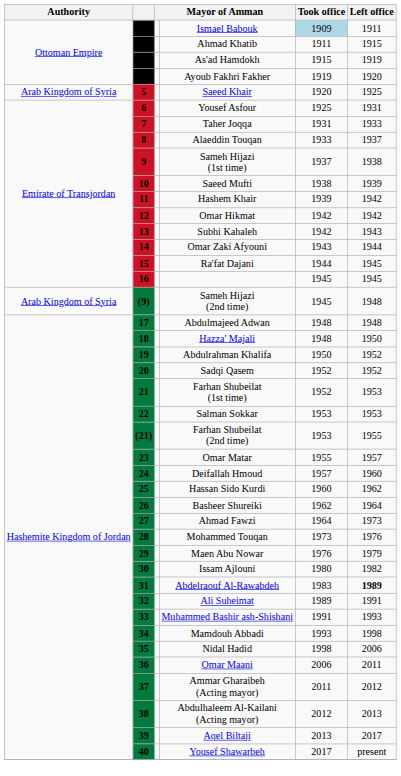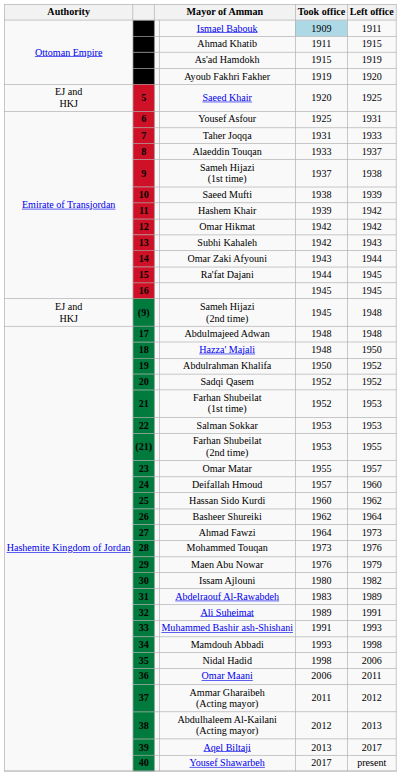(69, 92) Arab Kingdom of Syria -> (69, 98) EJ and HKJ
(69, 301) Arab Kingdom of Syria -> (69, 312) EJ and HKJ
(372, 585) bold -> (372, 596) normal
